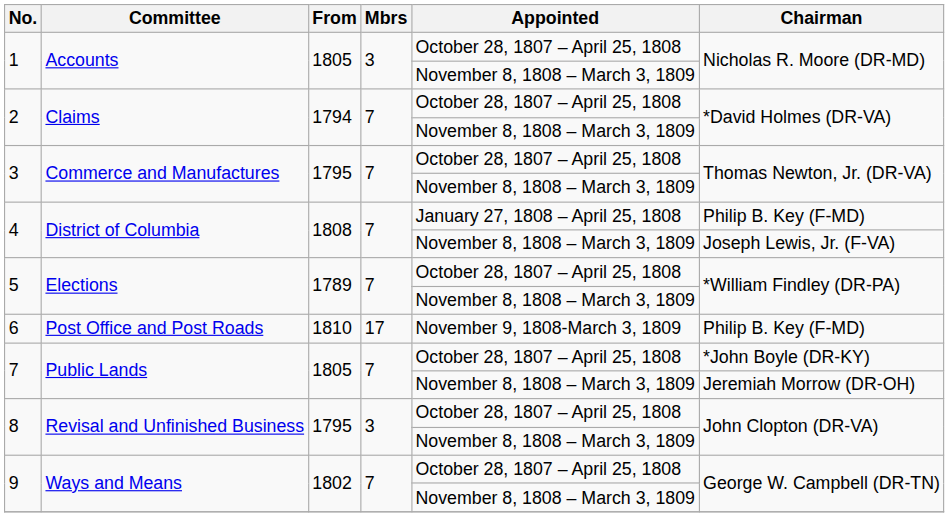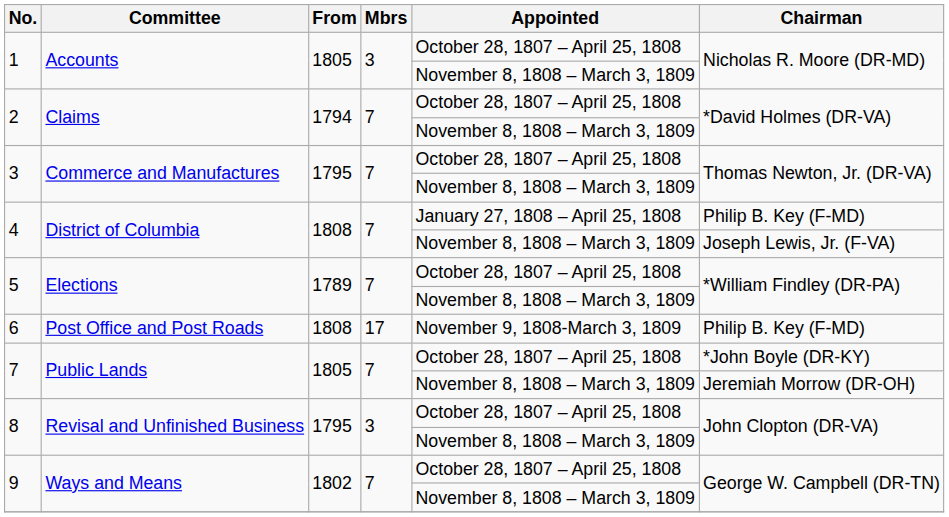(332, 328) 1810 -> (332, 328) 1808
